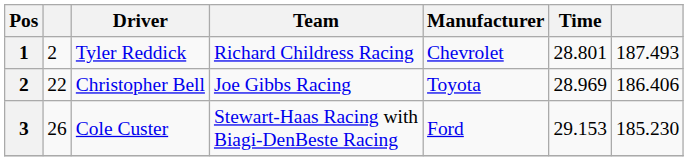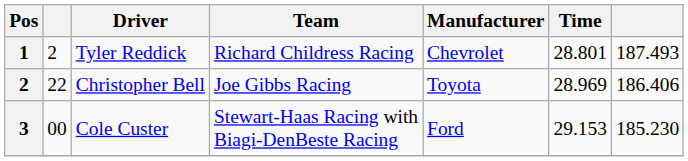(57, 128) 26 -> (57, 128) 00
